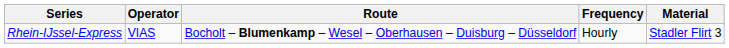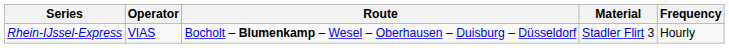columns swapped: (685, 14) <-> (613, 14)
